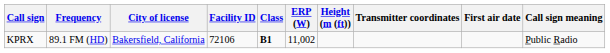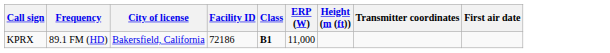- column: (564, 18)
(222, 39) 72106 -> (222, 39) 72186
(301, 39) 11,002 -> (301, 39) 11,000
